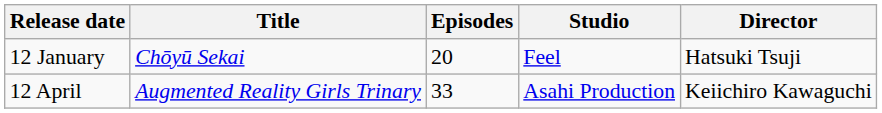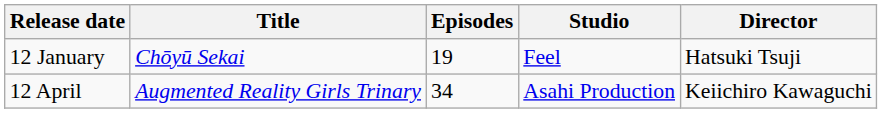(442, 56) 20 -> (442, 56) 19
(442, 90) 33 -> (442, 90) 34
